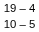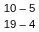rows swapped: (19, 24) <-> (19, 8)
